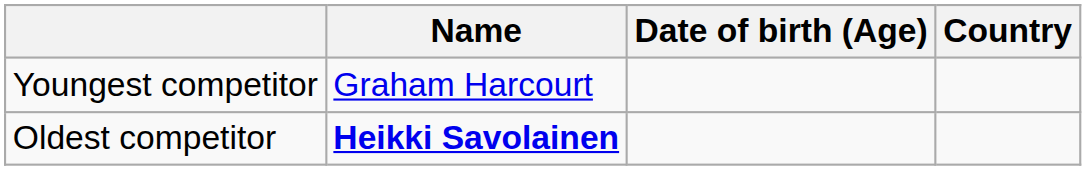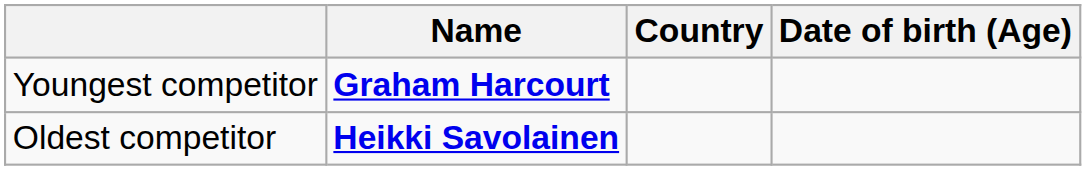columns swapped: (1008, 31) <-> (781, 31)
(463, 84) normal -> (472, 84) bold
